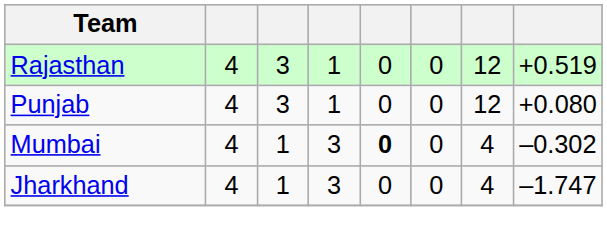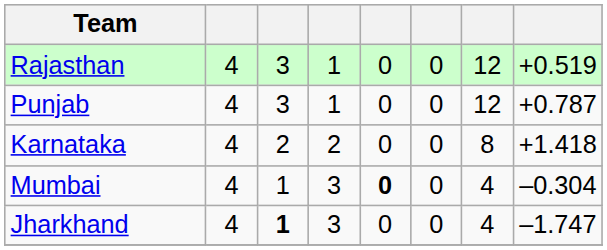(558, 104) +0.080 -> (558, 104) +0.787
+ row: (68, 144)
(558, 144) –0.302 -> (558, 184) –0.304
(283, 184) normal -> (283, 225) bold
